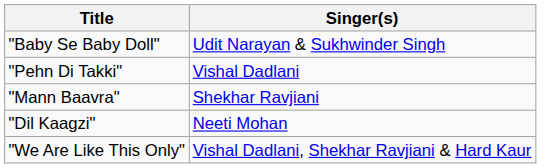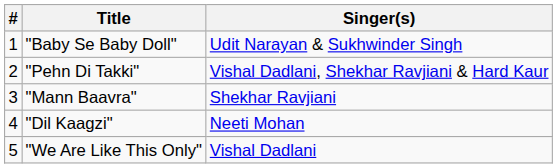+ column: (13, 18)
(246, 71) Vishal Dadlani -> (379, 71) Vishal Dadlani, Shekhar Ravjiani & Hard Kaur
(362, 150) Vishal Dadlani, Shekhar Ravjiani & Hard Kaur -> (263, 150) Vishal Dadlani
